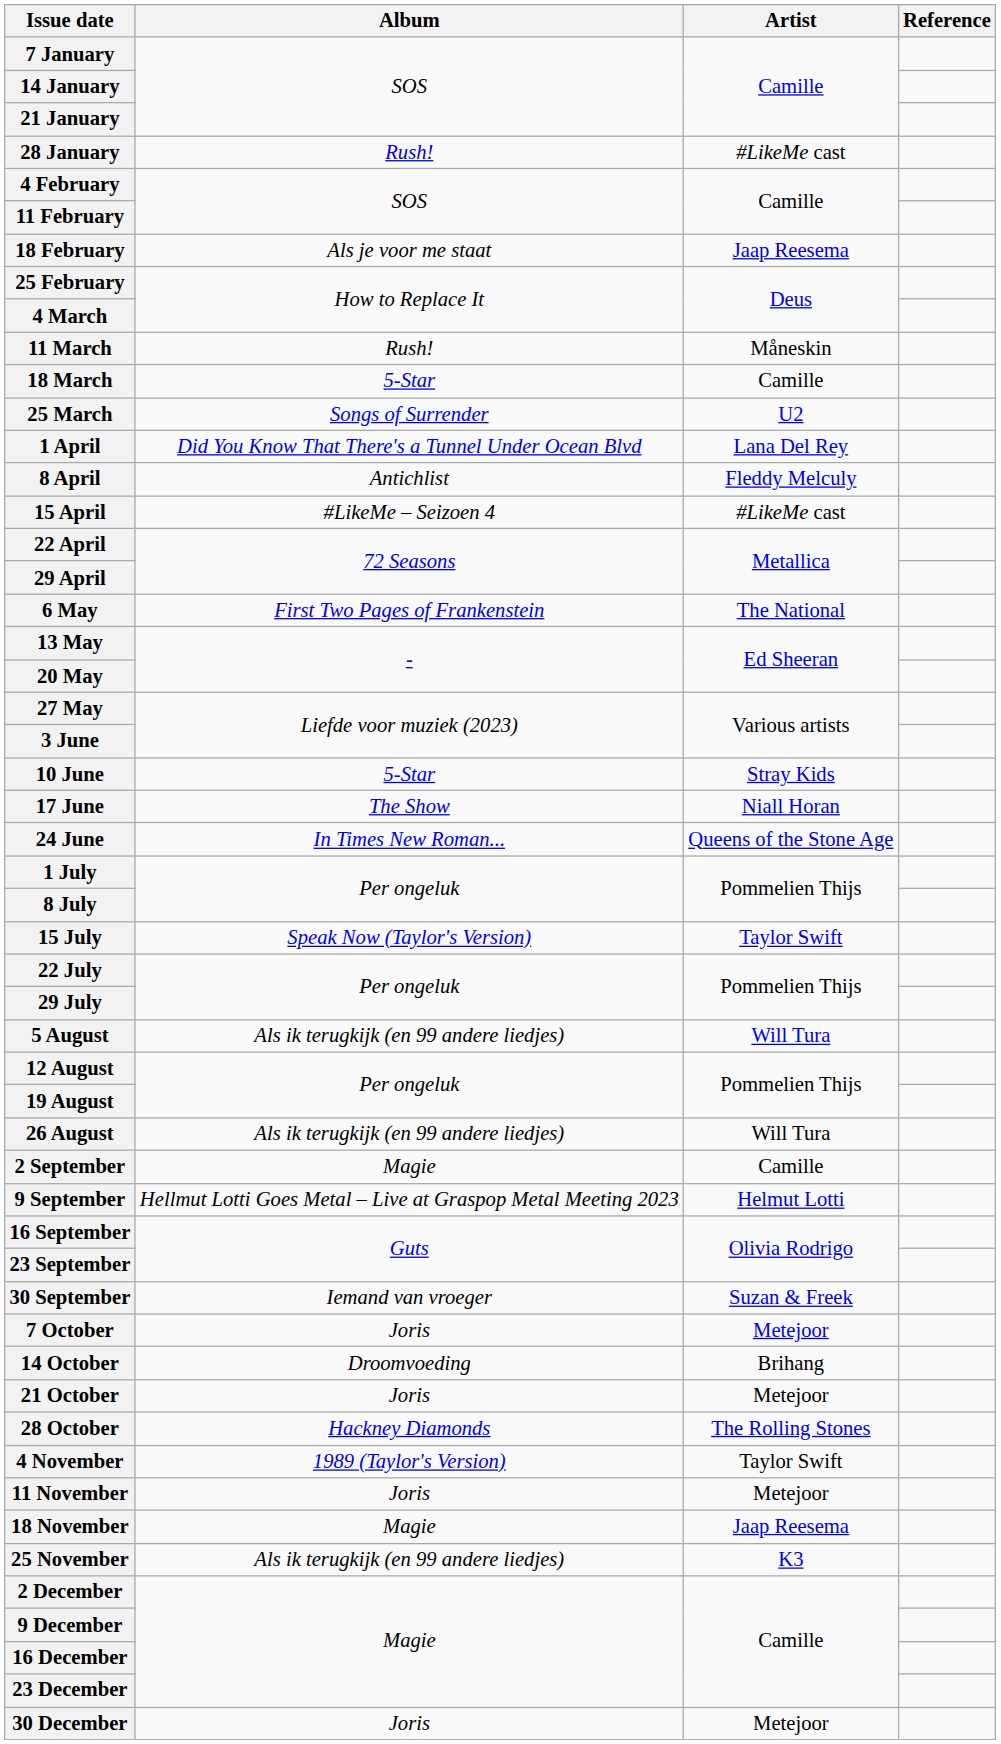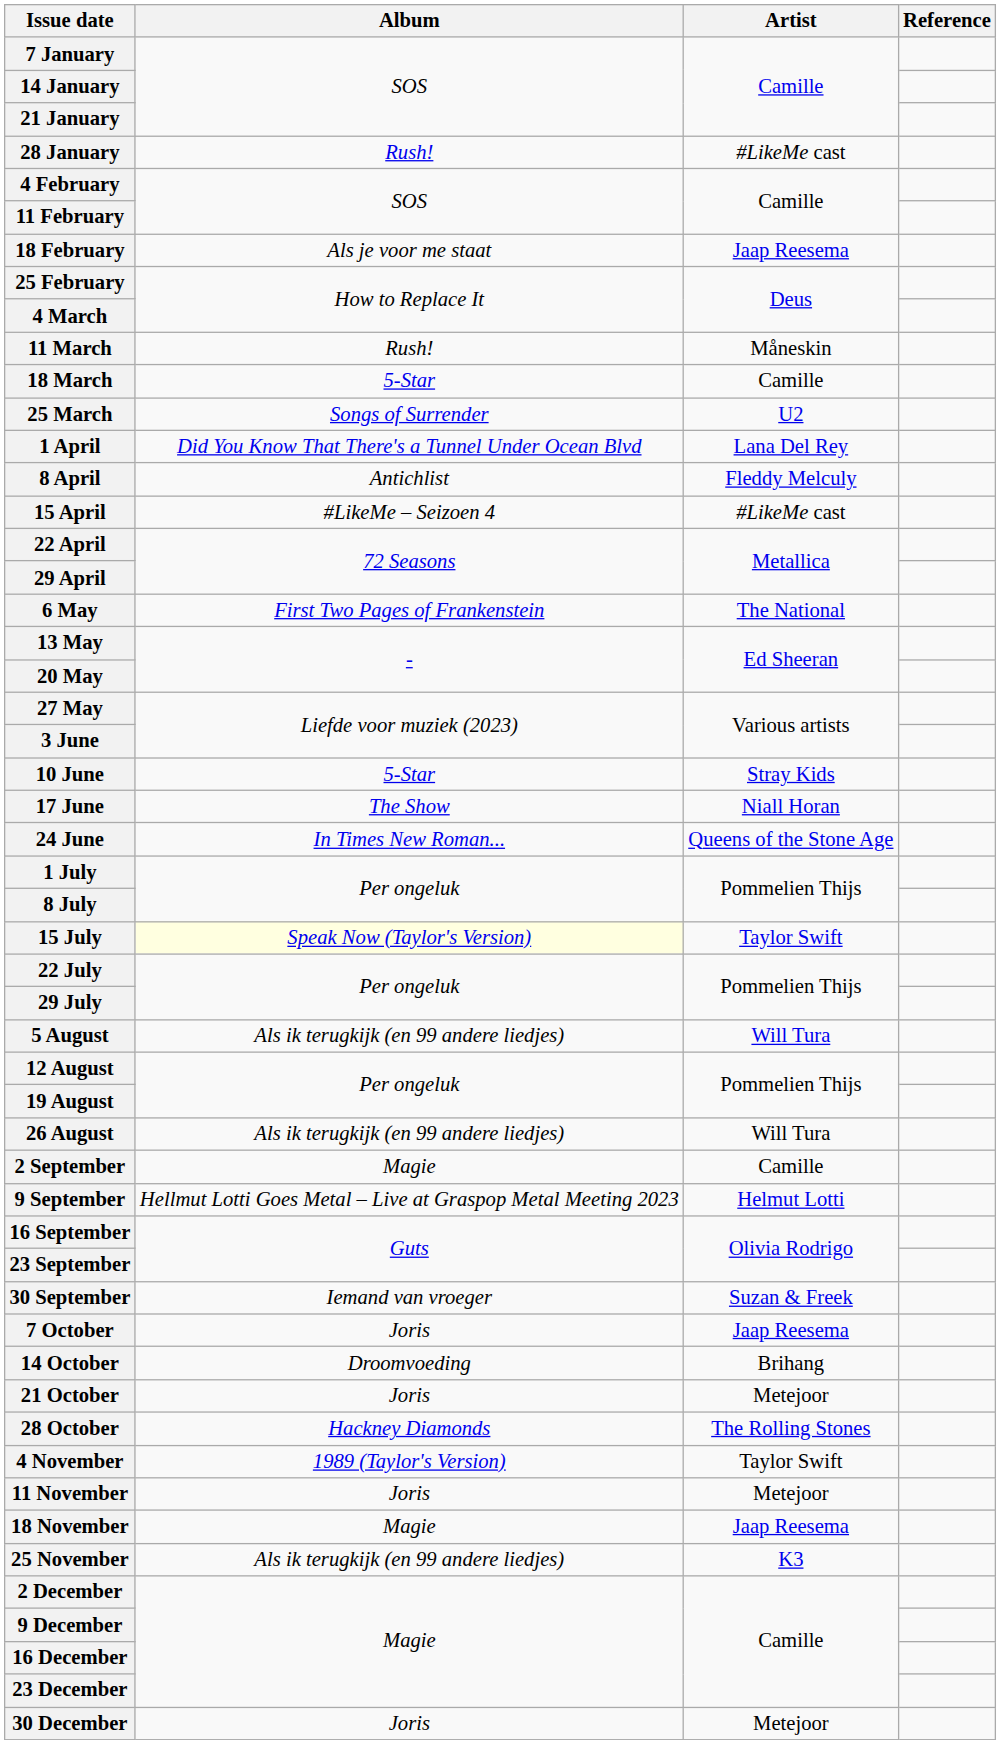(409, 937) no background -> (409, 937) lightyellow background
(791, 1330) Metejoor -> (791, 1330) Jaap Reesema
